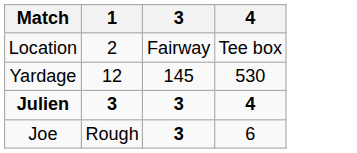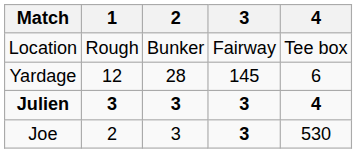+ column: (176, 18)
(112, 47) 2 -> (112, 47) Rough
(250, 76) 530 -> (316, 76) 6
(112, 133) Rough -> (112, 133) 2
(250, 133) 6 -> (316, 133) 530
